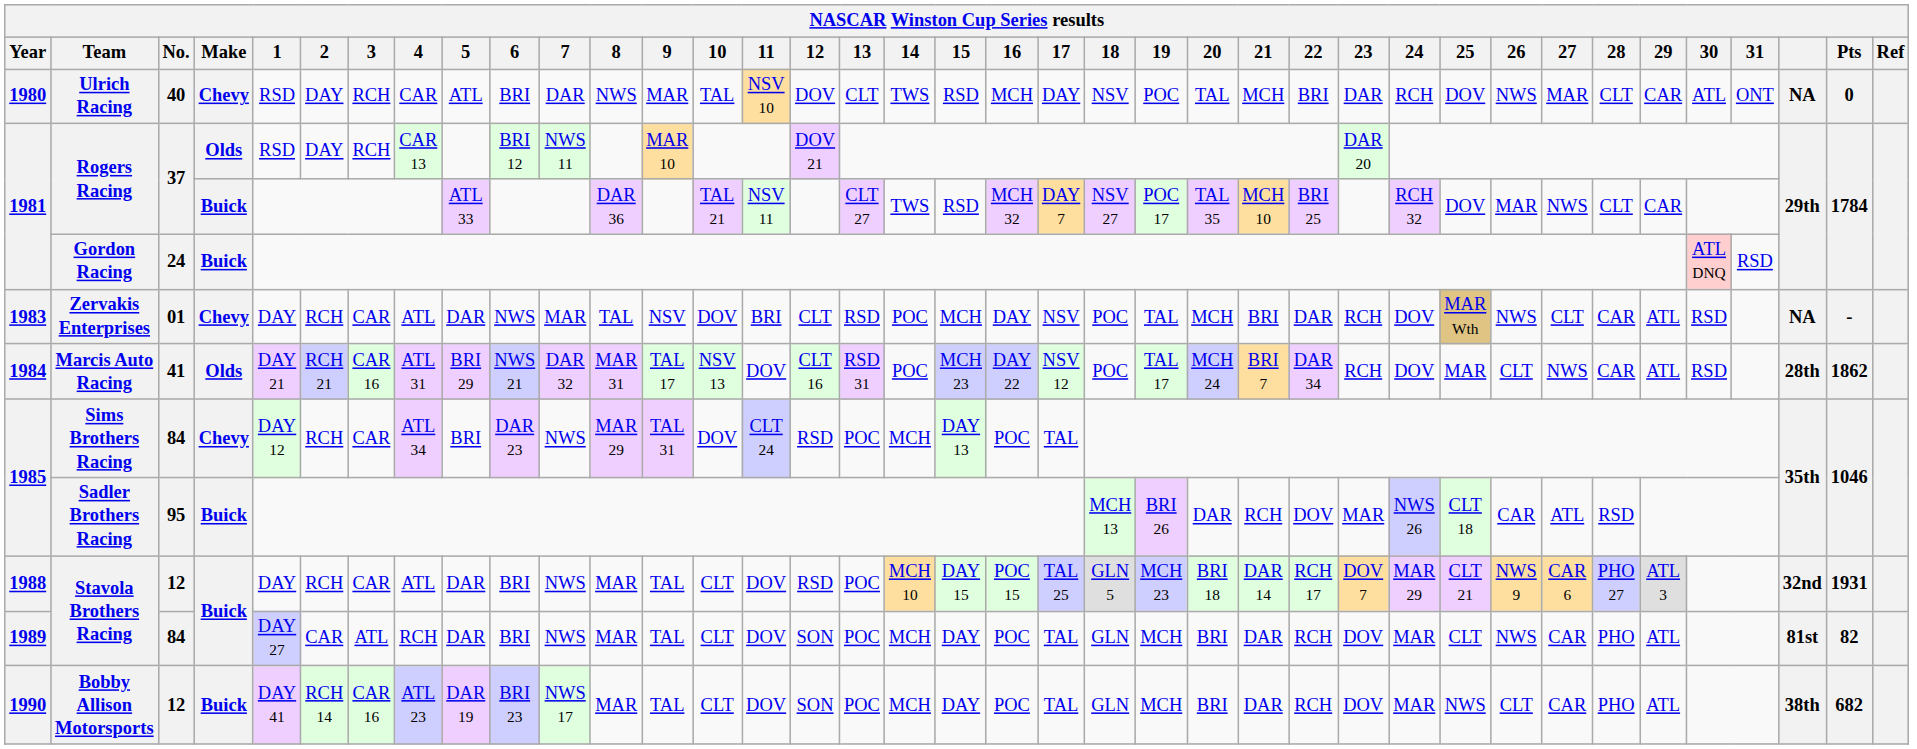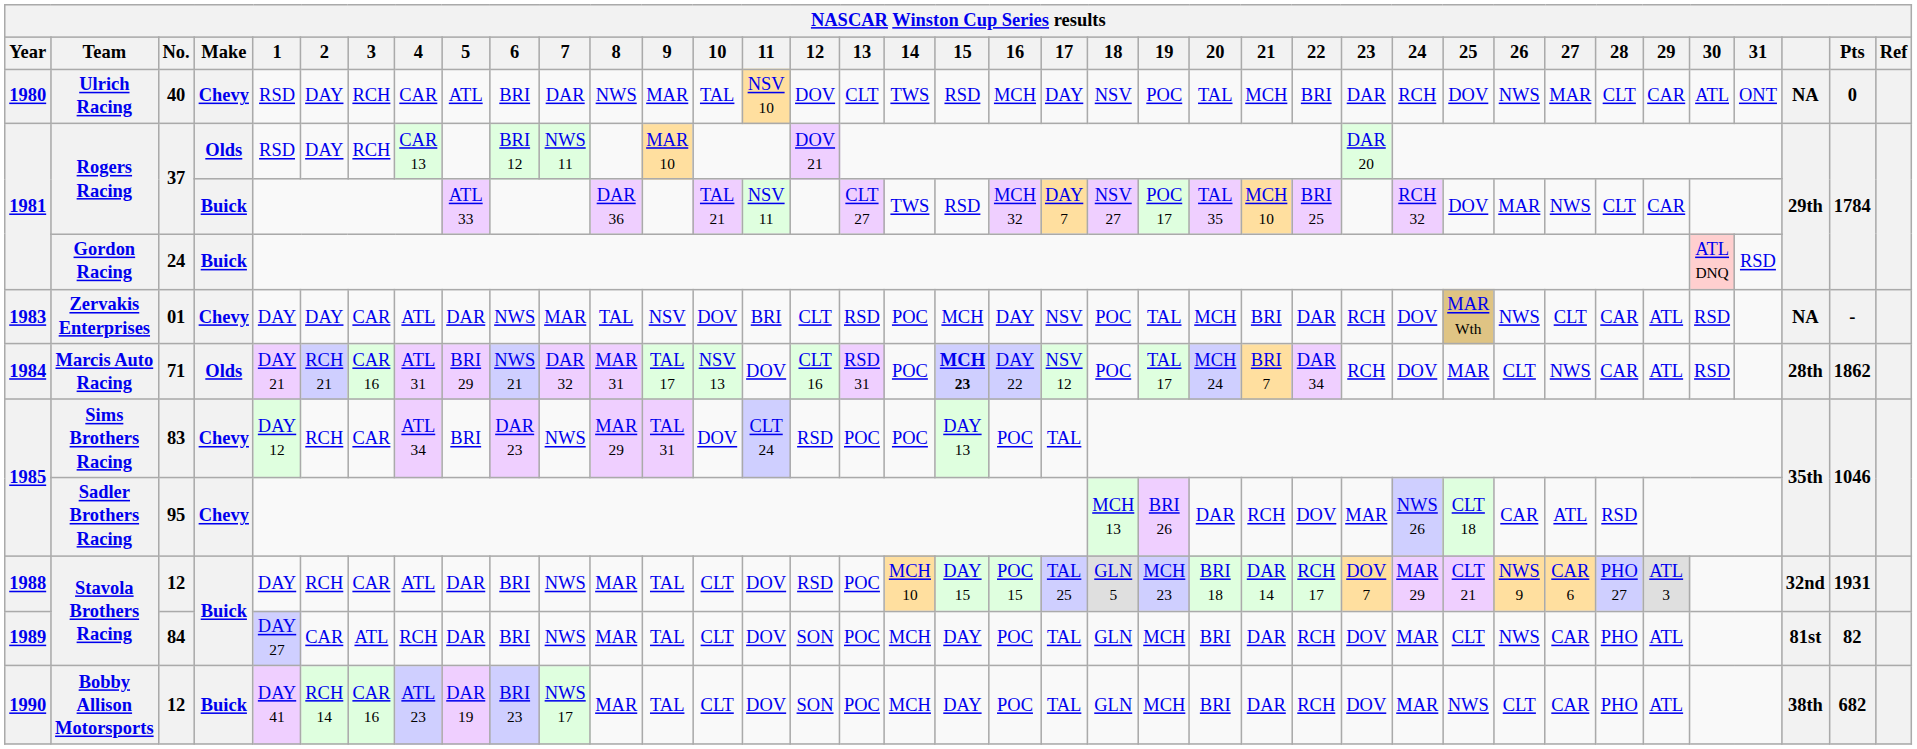(324, 316) RCH -> (324, 316) DAY
(176, 371) 41 -> (176, 371) 71
(961, 370) normal -> (962, 371) bold
(176, 438) 84 -> (176, 438) 83
(910, 438) MCH -> (910, 438) POC
(224, 516) Buick -> (224, 516) Chevy
